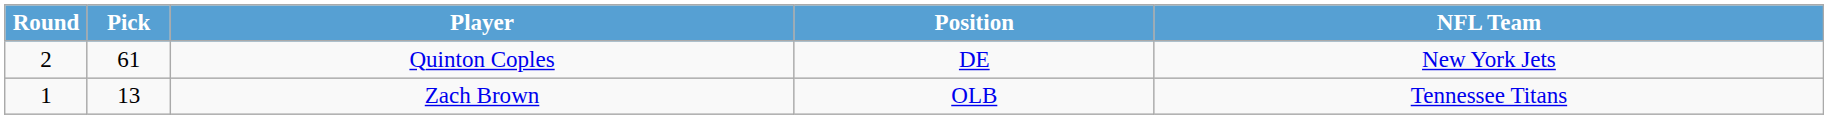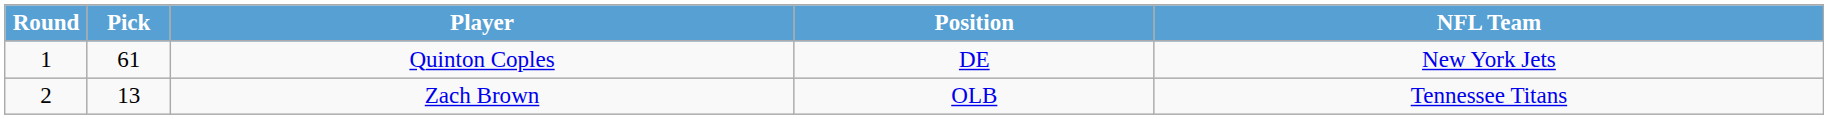(46, 59) 2 -> (46, 59) 1
(46, 95) 1 -> (46, 95) 2
